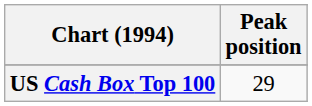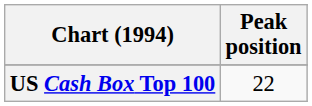(264, 82) 29 -> (264, 82) 22
